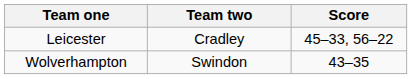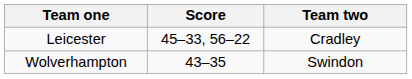columns swapped: (219, 16) <-> (349, 16)
